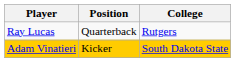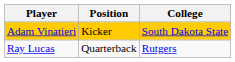rows swapped: (31, 31) <-> (41, 48)
